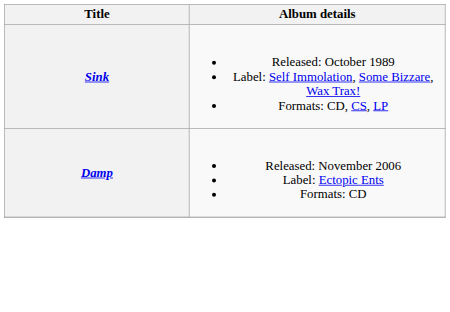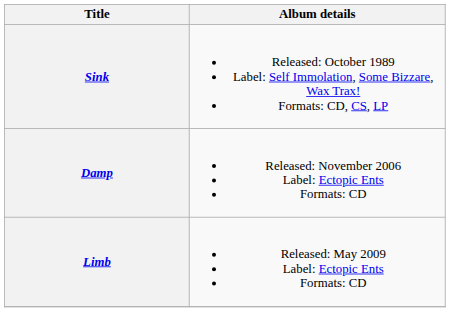+ row: (97, 261)
